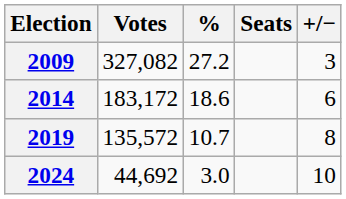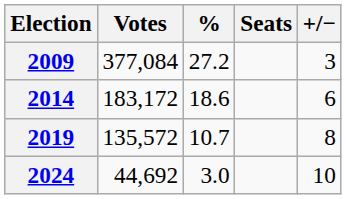(140, 60) 327,082 -> (140, 60) 377,084
